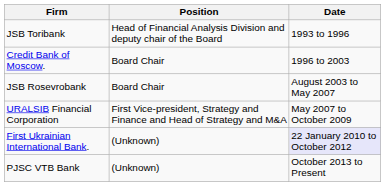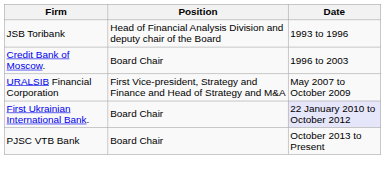- row: (46, 87)
(135, 141) (Unknown) -> (137, 114) Board Chair
(135, 168) (Unknown) -> (137, 141) Board Chair
